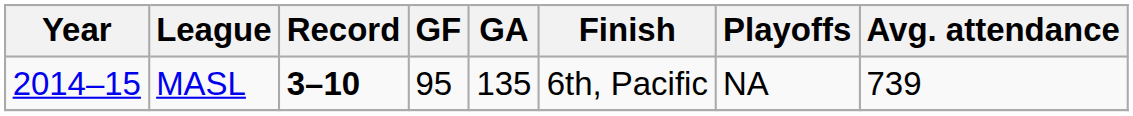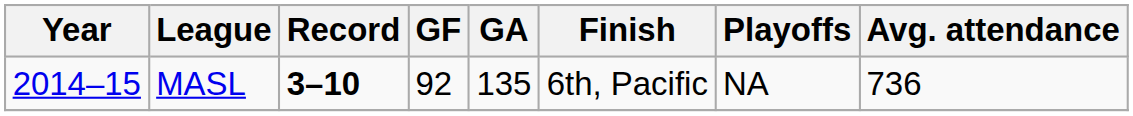(434, 82) 95 -> (434, 82) 92
(894, 82) 739 -> (894, 82) 736
